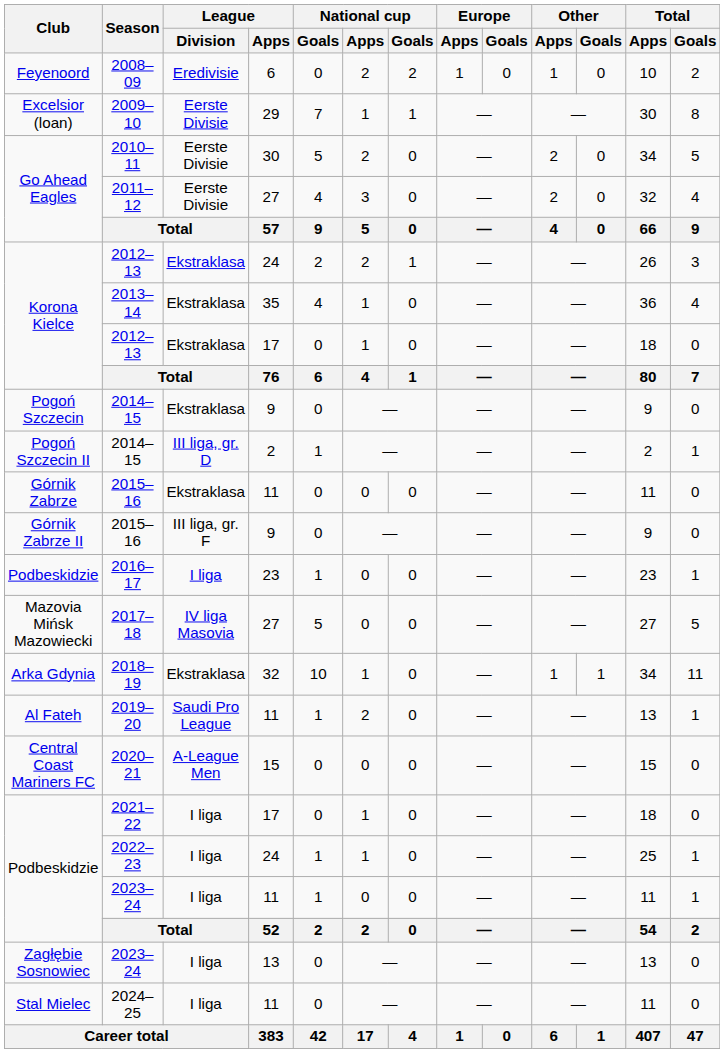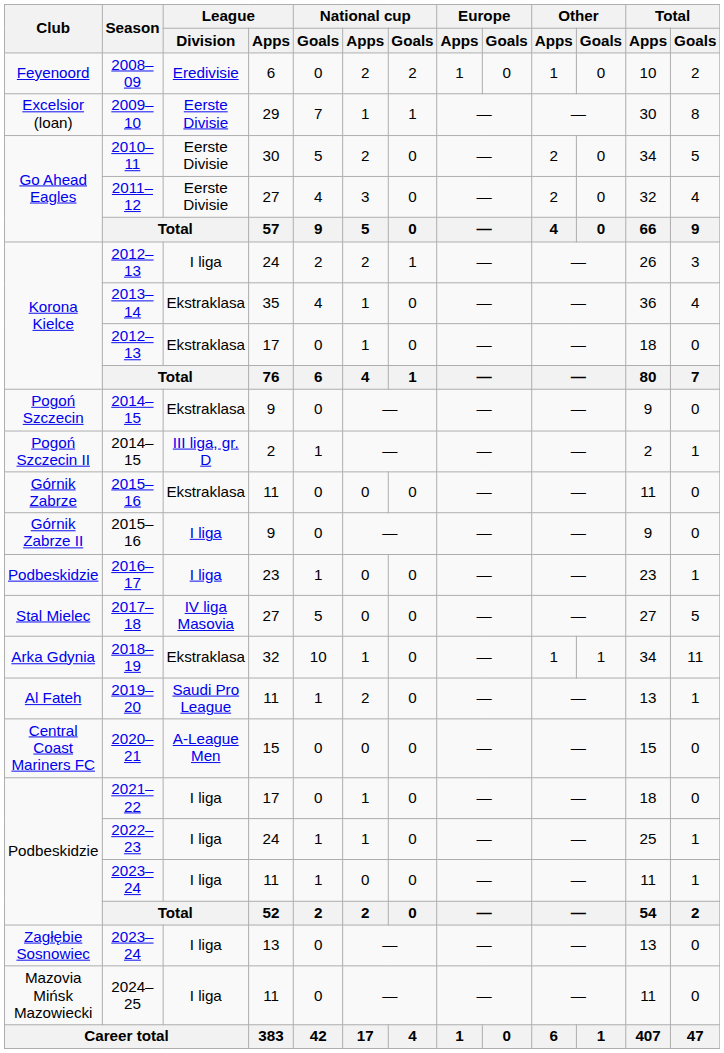(206, 262) Ekstraklasa -> (206, 262) I liga
(206, 533) III liga, gr. F -> (206, 533) I liga
(53, 624) Mazovia Mińsk Mazowiecki -> (53, 616) Stal Mielec
(53, 1003) Stal Mielec -> (53, 995) Mazovia Mińsk Mazowiecki
